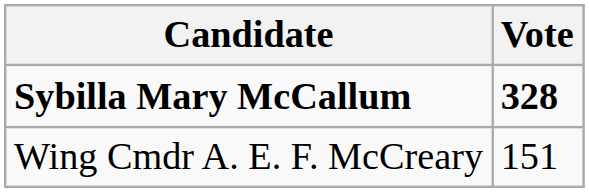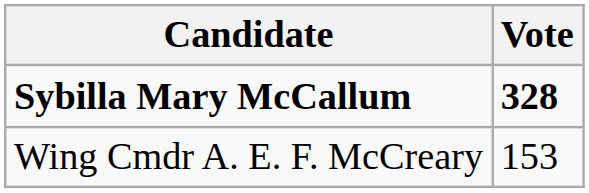(529, 156) 151 -> (529, 156) 153
